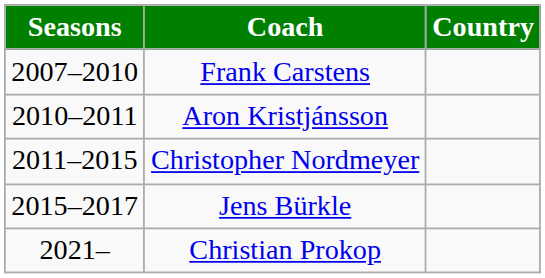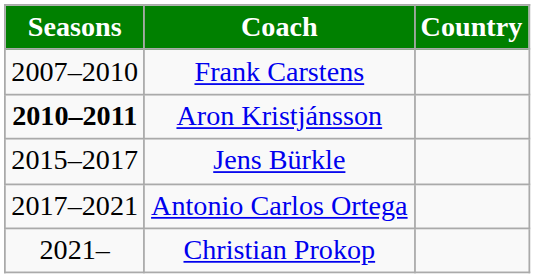(75, 116) normal -> (75, 116) bold
- row: (285, 160)
+ row: (279, 205)
